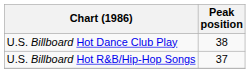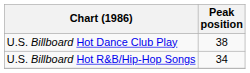(222, 59) 37 -> (222, 59) 34
